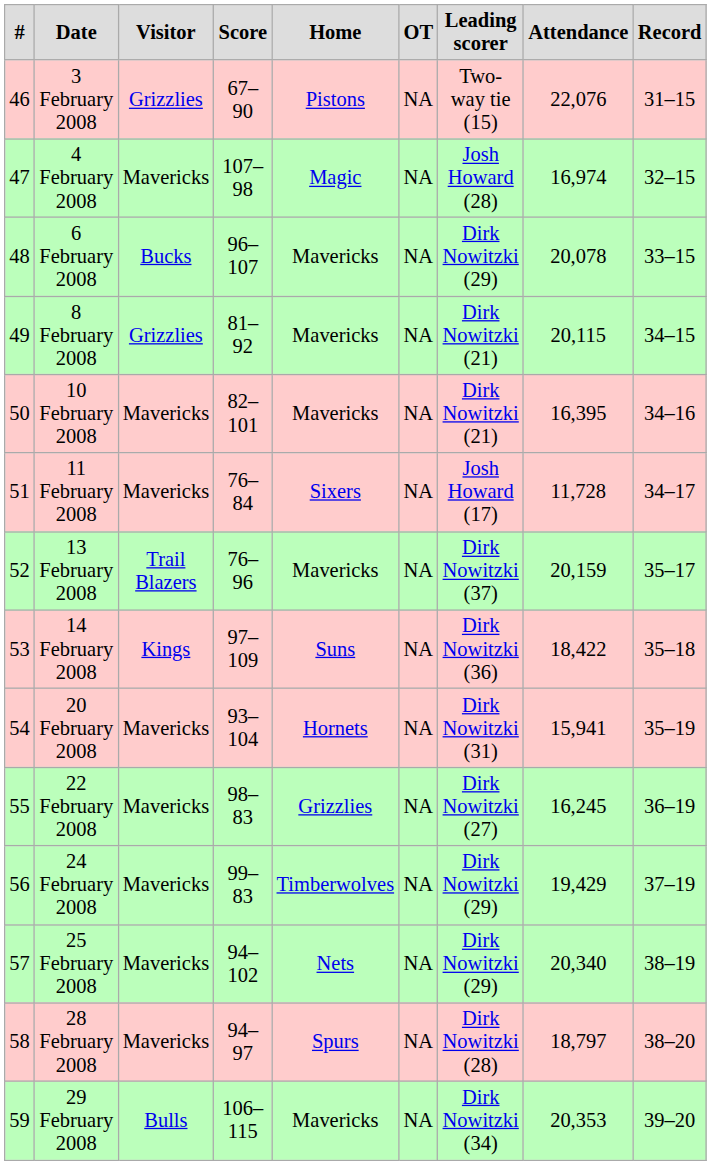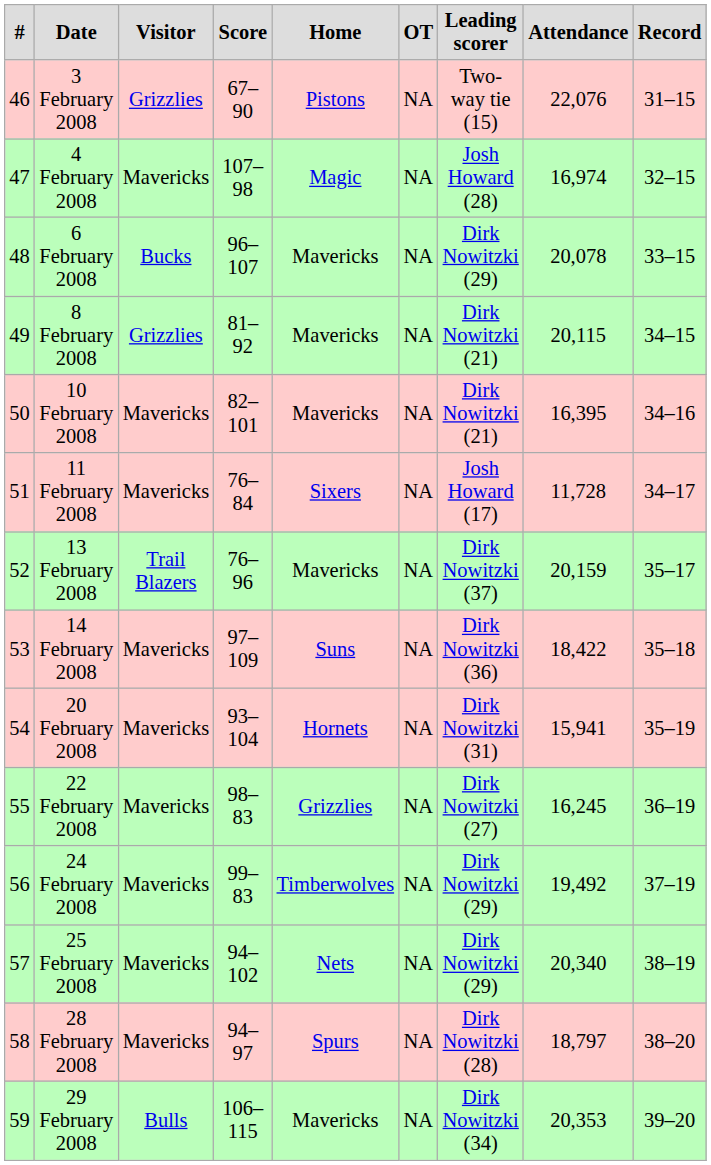(166, 649) Kings -> (166, 649) Mavericks
(578, 884) 19,429 -> (578, 884) 19,492
